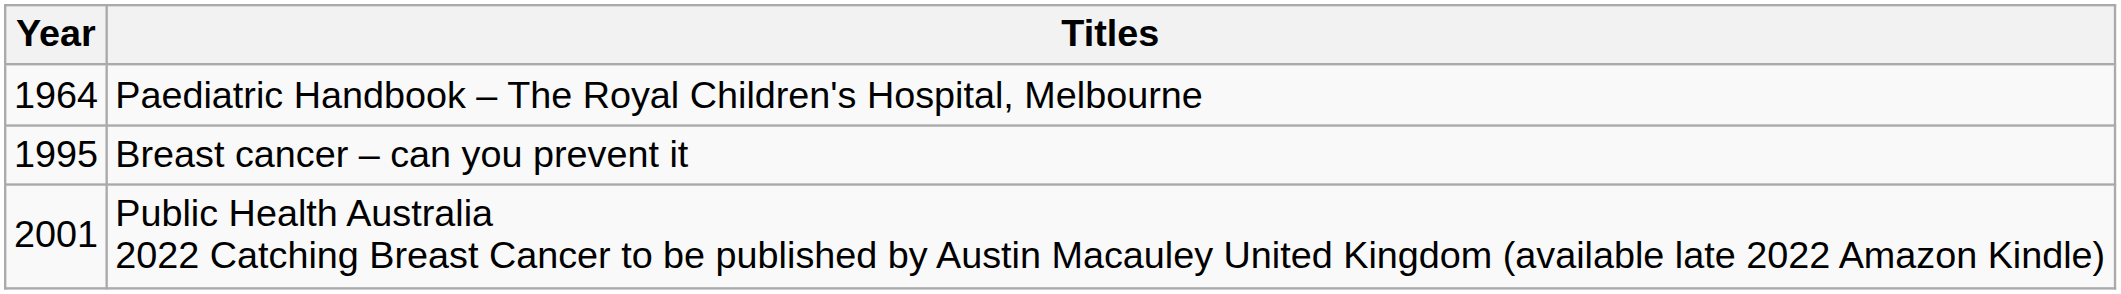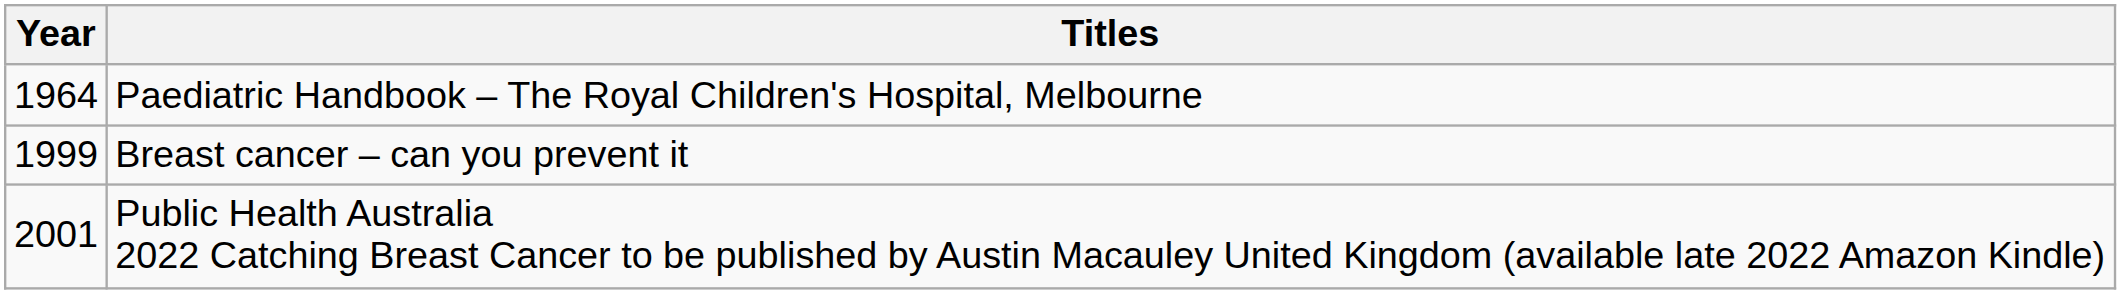(56, 154) 1995 -> (56, 154) 1999
